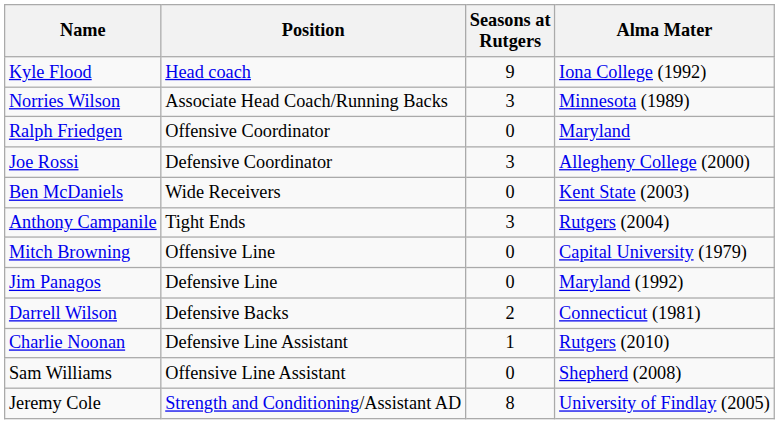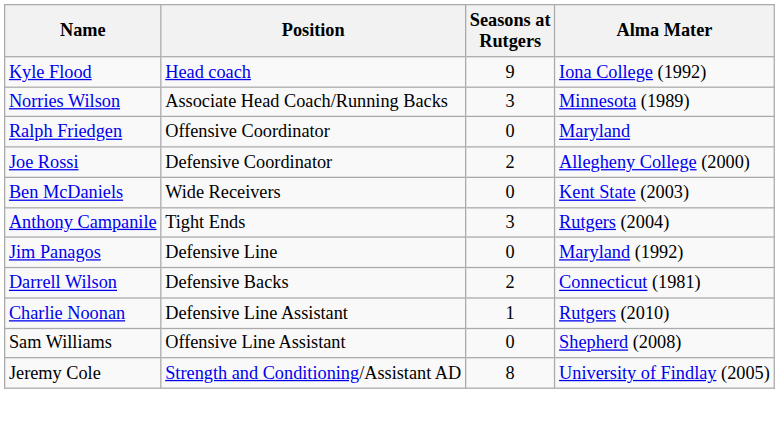(510, 162) 3 -> (510, 162) 2
- row: (70, 252)
